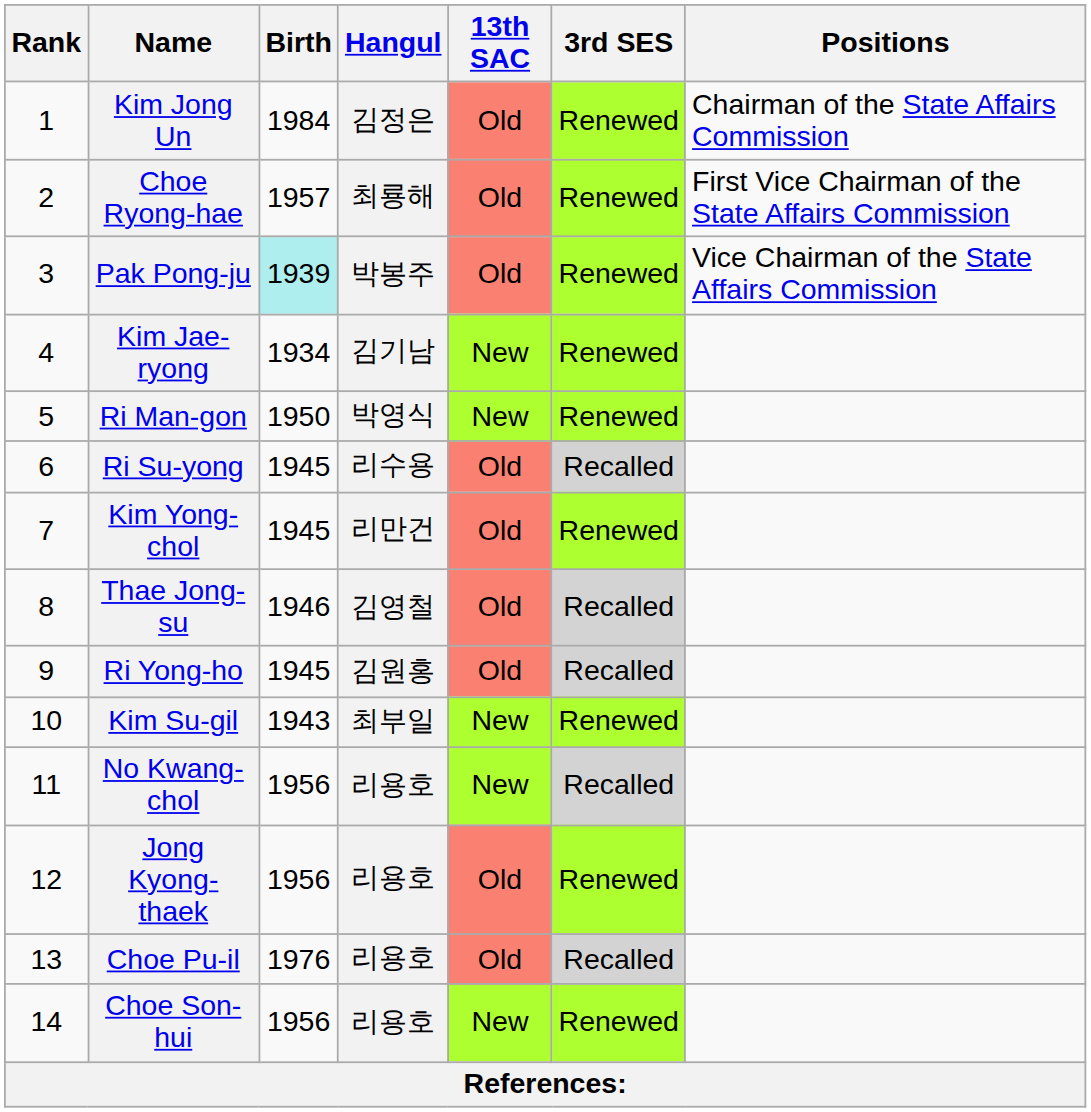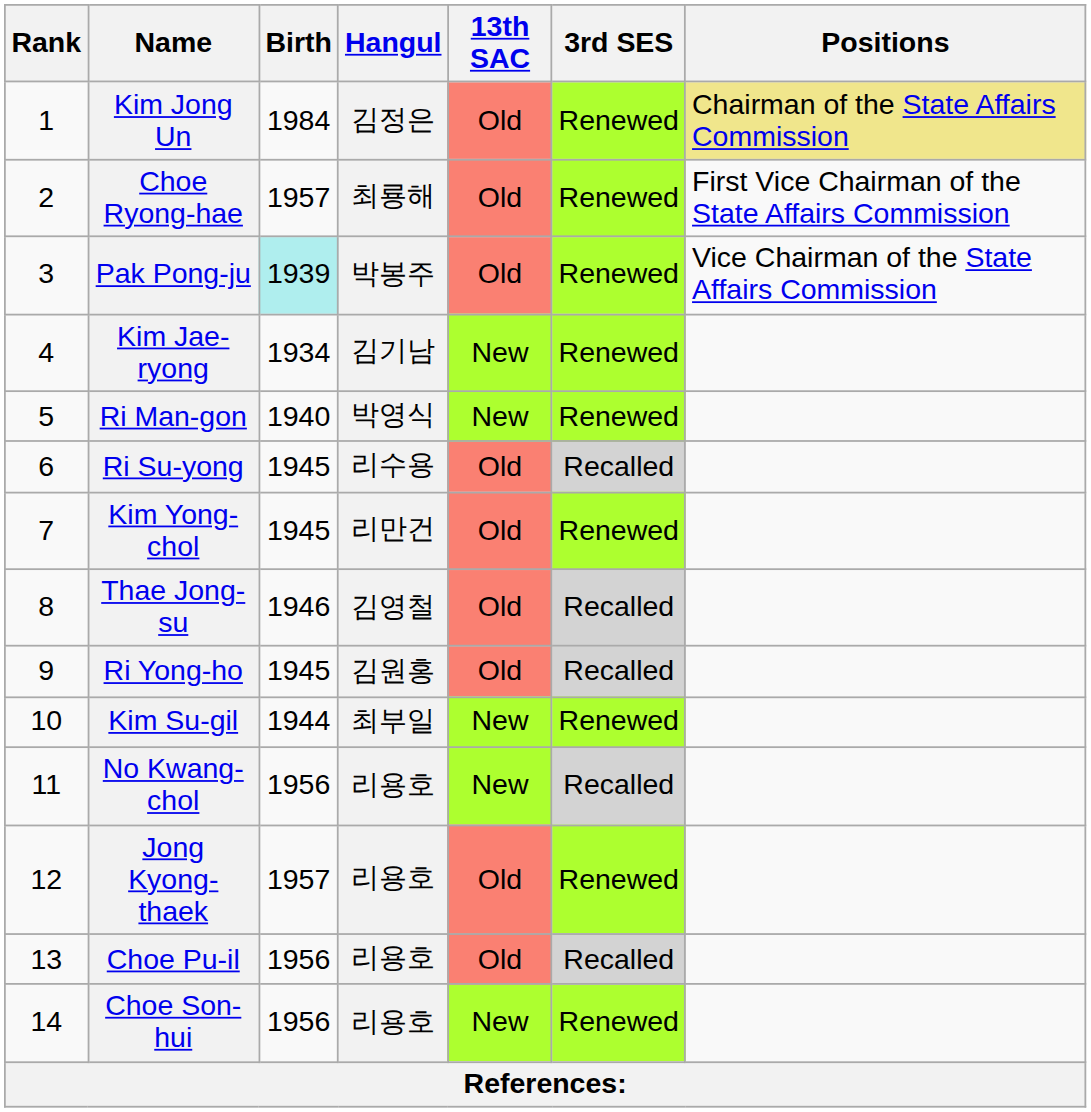(874, 120) no background -> (874, 120) khaki background
(299, 415) 1950 -> (299, 415) 1940
(299, 721) 1943 -> (299, 721) 1944
(299, 878) 1956 -> (299, 878) 1957
(299, 958) 1976 -> (299, 958) 1956
